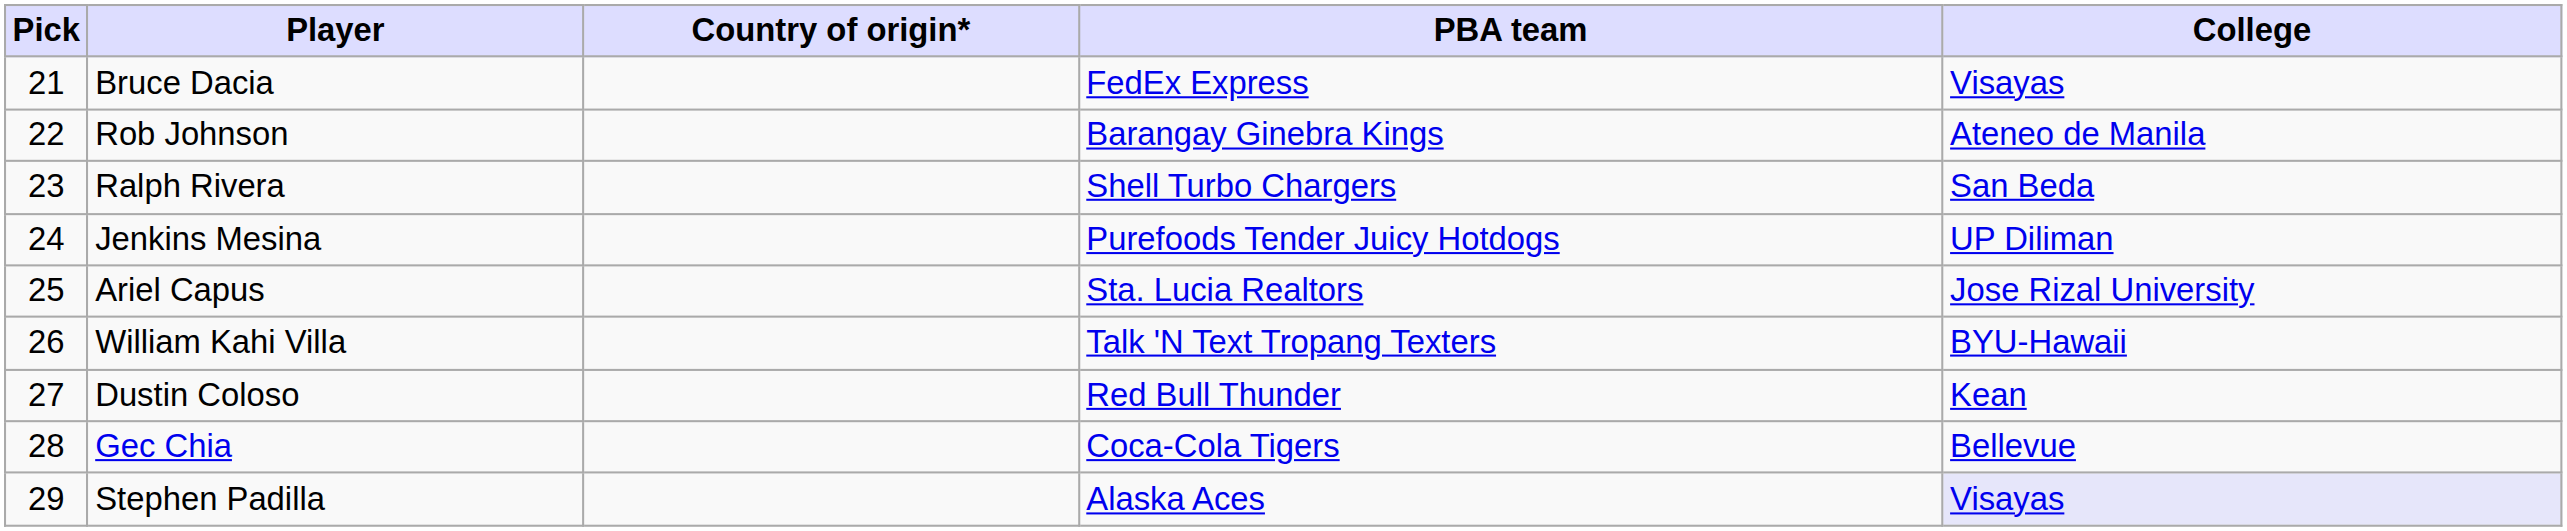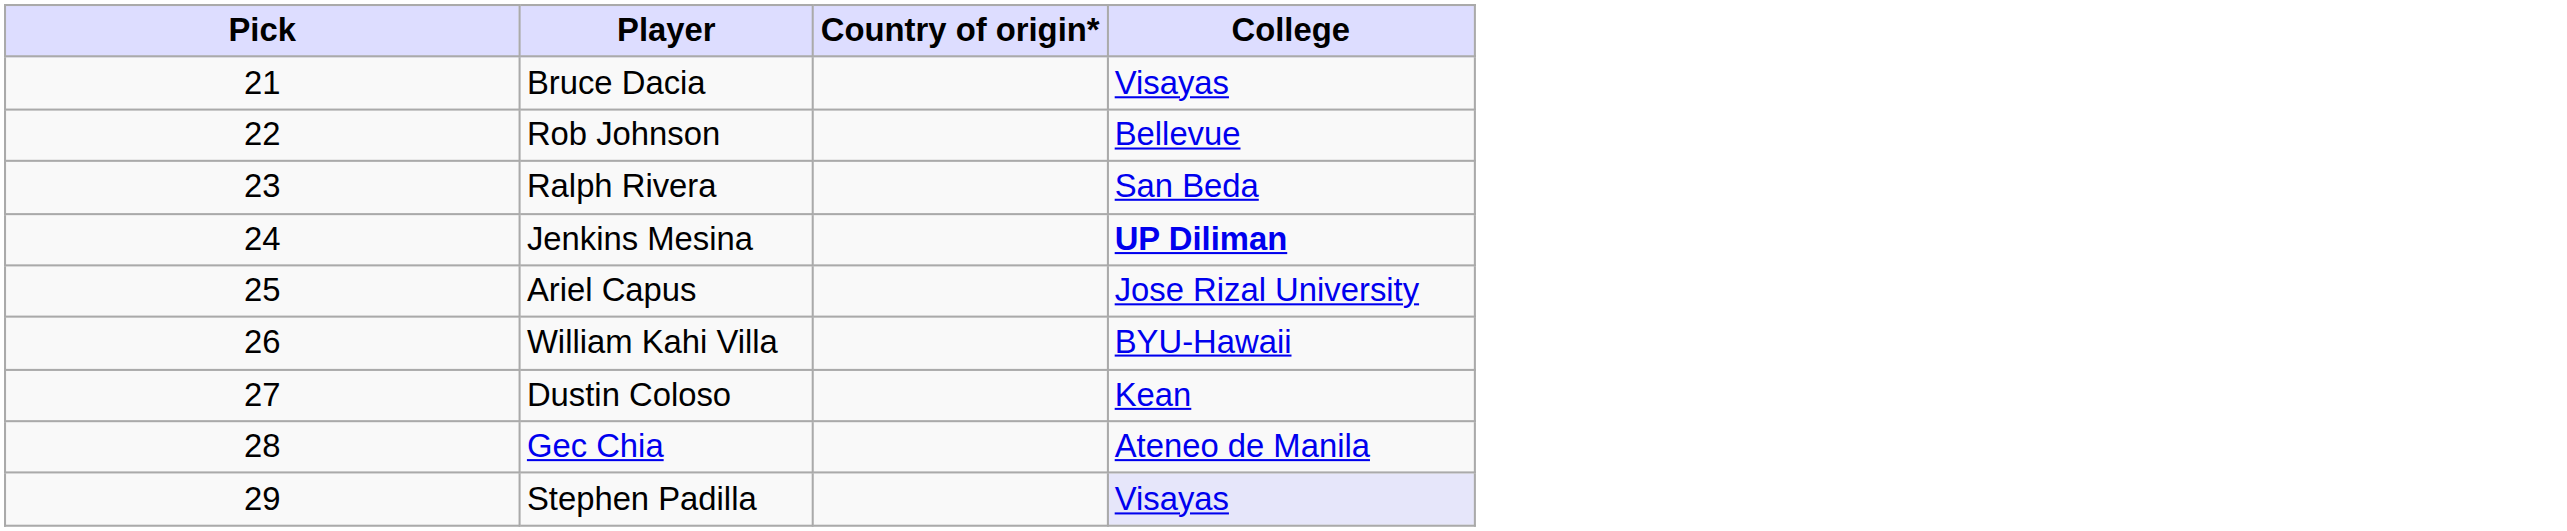- column: (1511, 30)
(2078, 134) Ateneo de Manila -> (1178, 134) Bellevue
(2032, 238) normal -> (1201, 238) bold
(2013, 446) Bellevue -> (1242, 446) Ateneo de Manila
